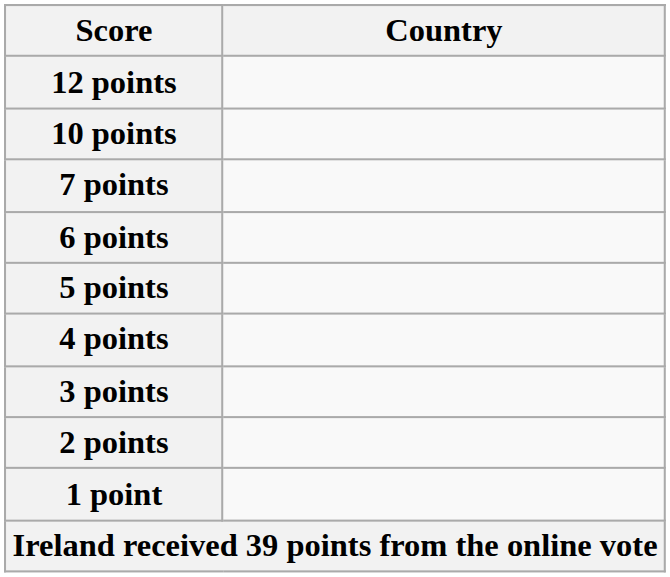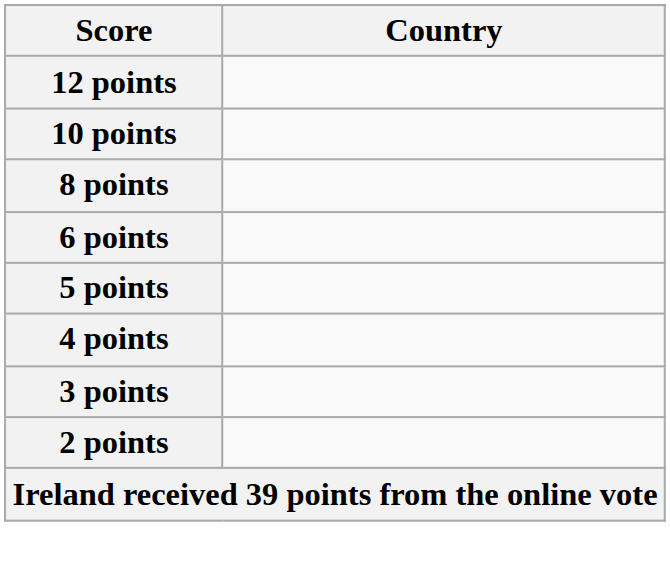+ row: (114, 184)
- row: (114, 184)
- row: (114, 493)
